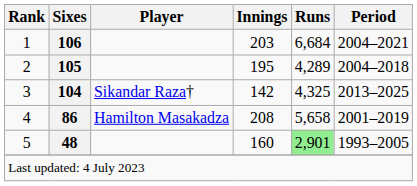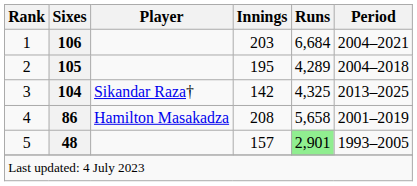(262, 142) 160 -> (262, 142) 157
